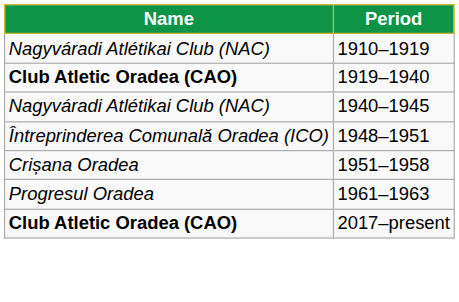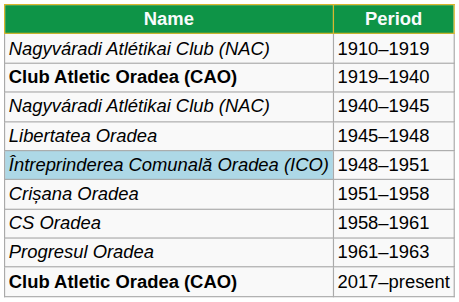+ row: (383, 135)
(169, 135) no background -> (169, 164) lightblue background
+ row: (383, 223)
